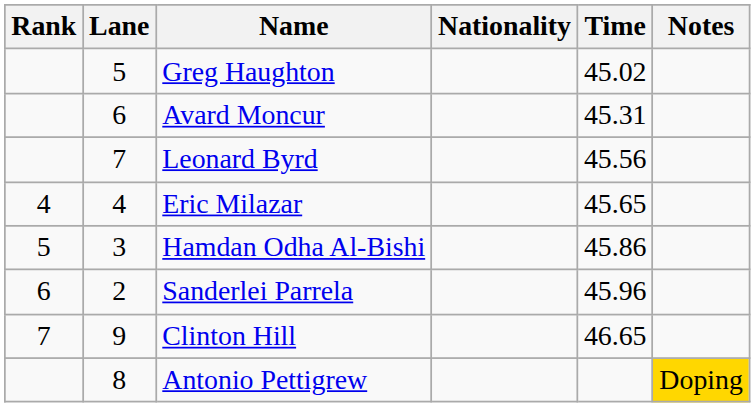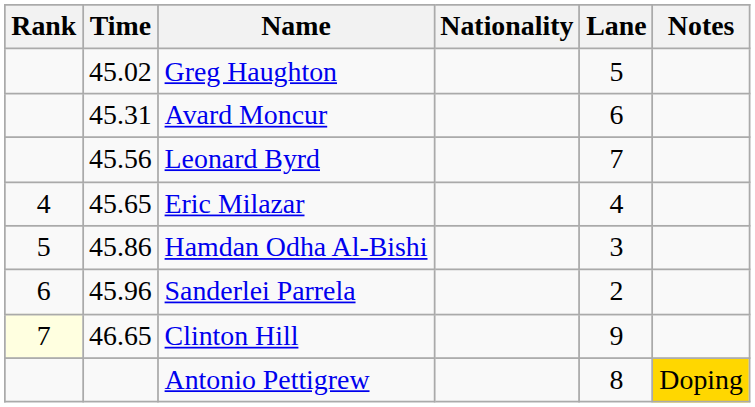columns swapped: (119, 26) <-> (615, 26)
(44, 335) no background -> (44, 335) lightyellow background
